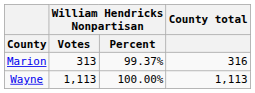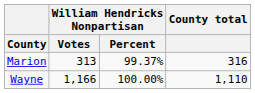(80, 79) 1,113 -> (80, 79) 1,166
(231, 79) 1,113 -> (231, 79) 1,110
